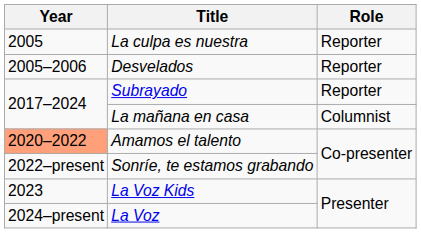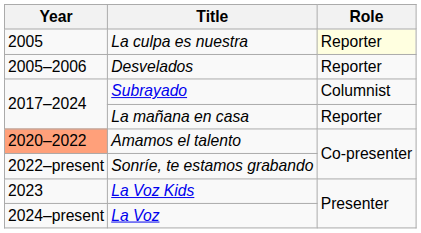(351, 41) no background -> (351, 41) lightyellow background
(351, 91) Reporter -> (356, 91) Columnist
(356, 116) Columnist -> (351, 116) Reporter
